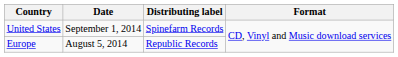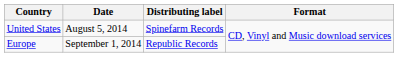(103, 28) September 1, 2014 -> (96, 28) August 5, 2014
(96, 44) August 5, 2014 -> (103, 44) September 1, 2014
